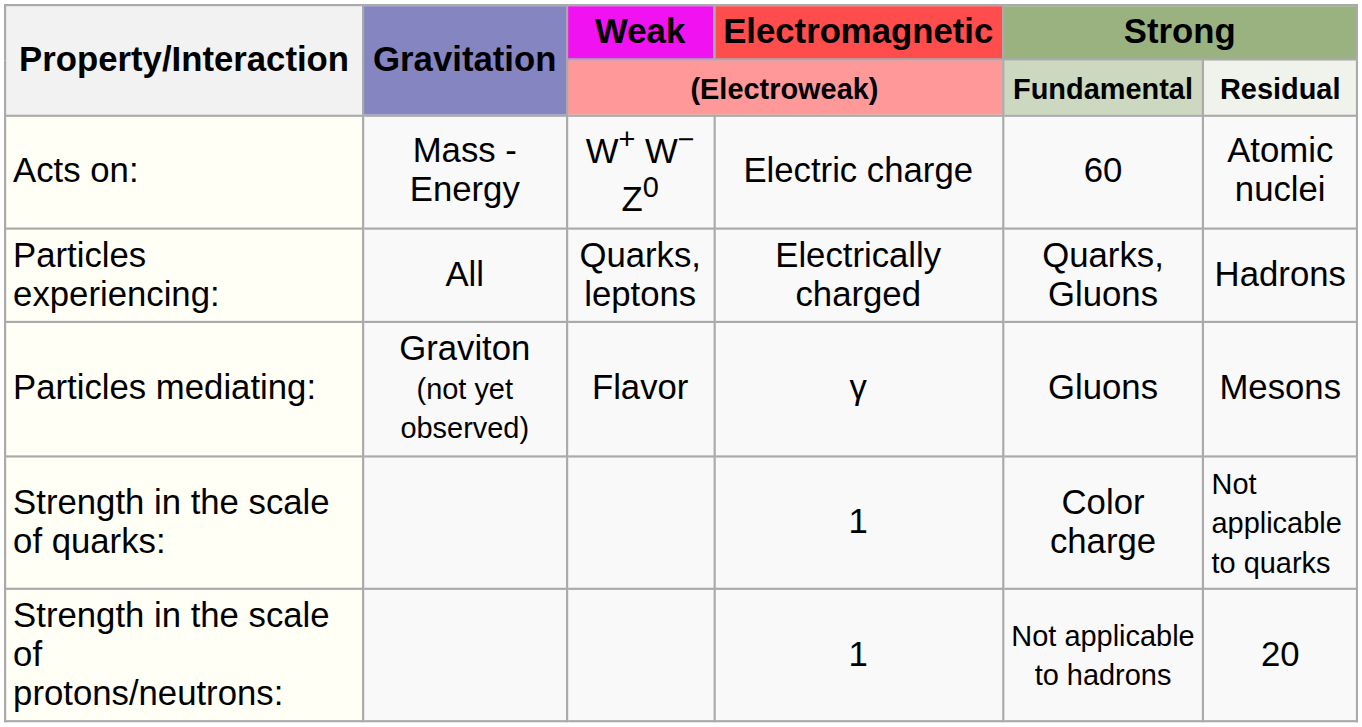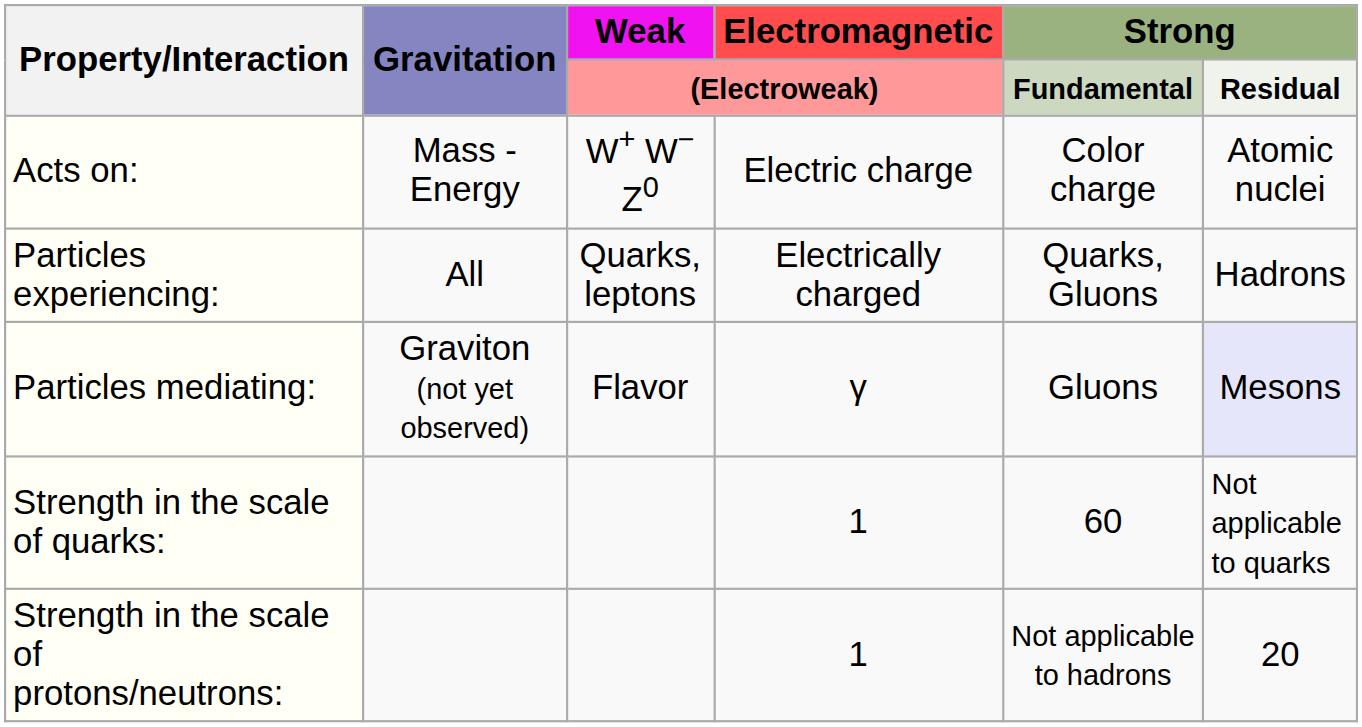(1103, 171) 60 -> (1103, 171) Color charge
(1280, 388) no background -> (1280, 388) lavender background
(1103, 521) Color charge -> (1103, 521) 60
